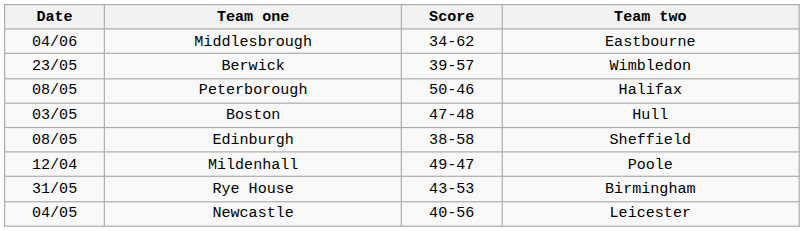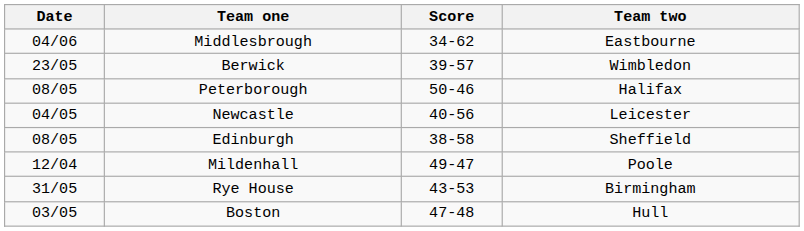rows swapped: (253, 213) <-> (253, 115)
